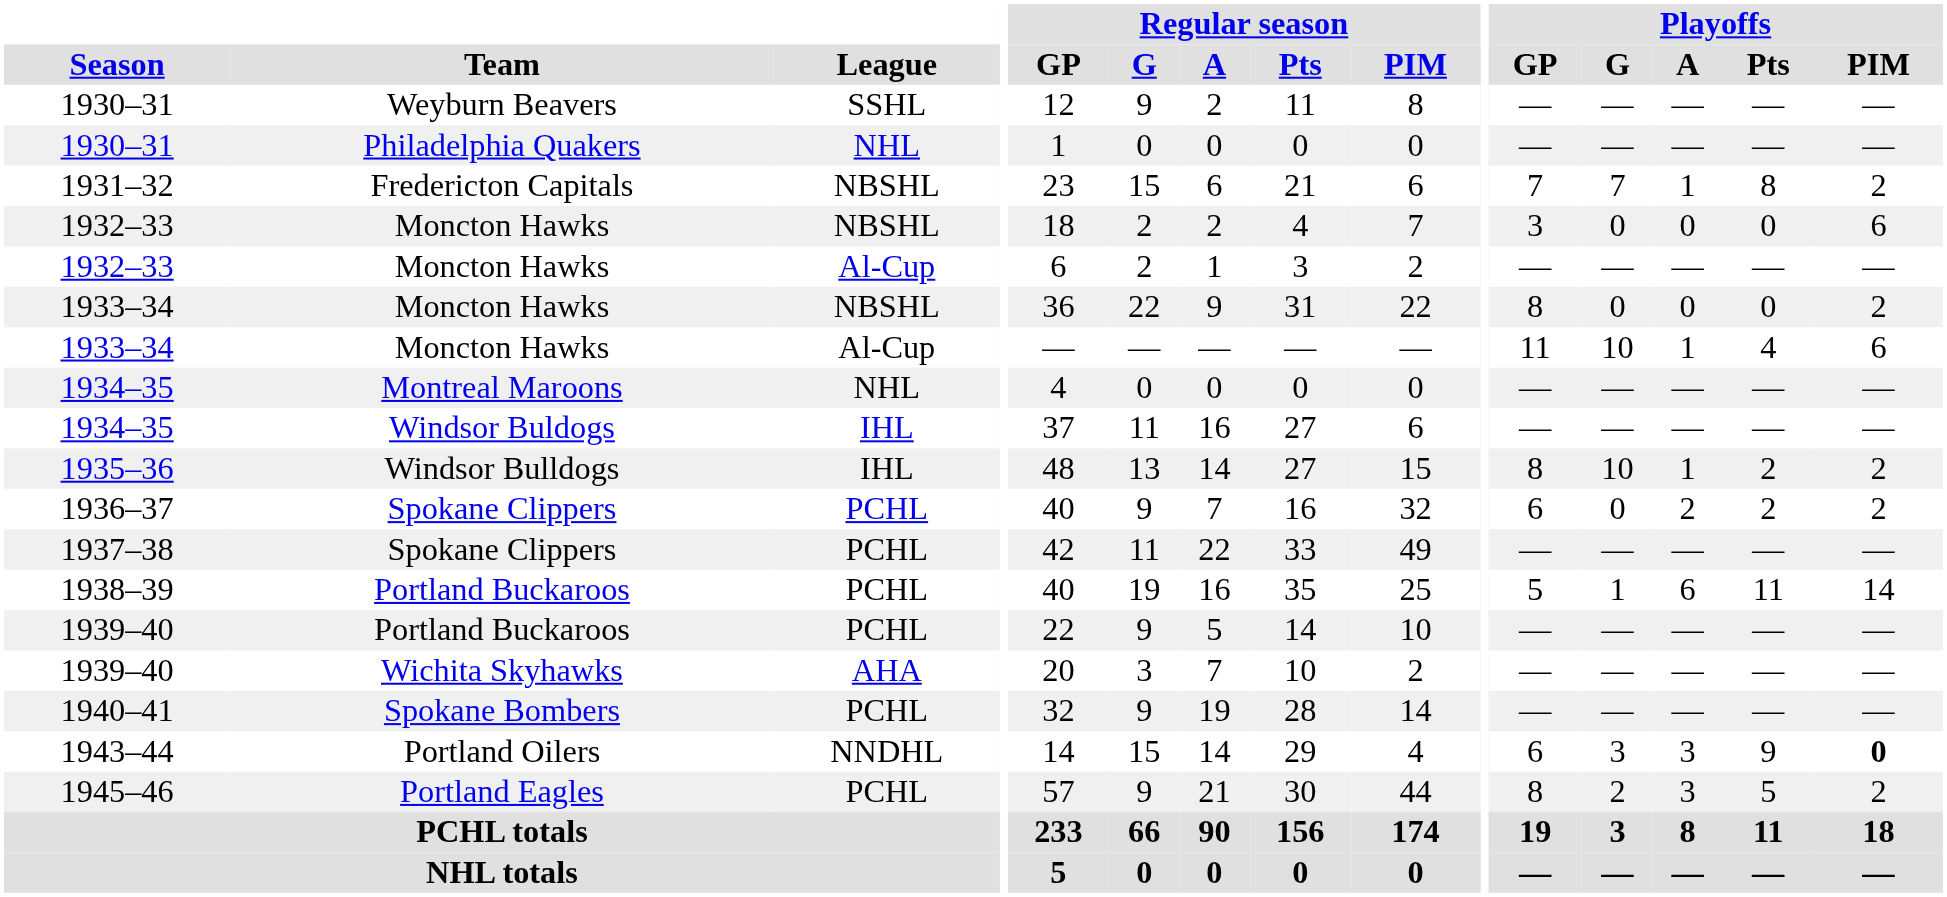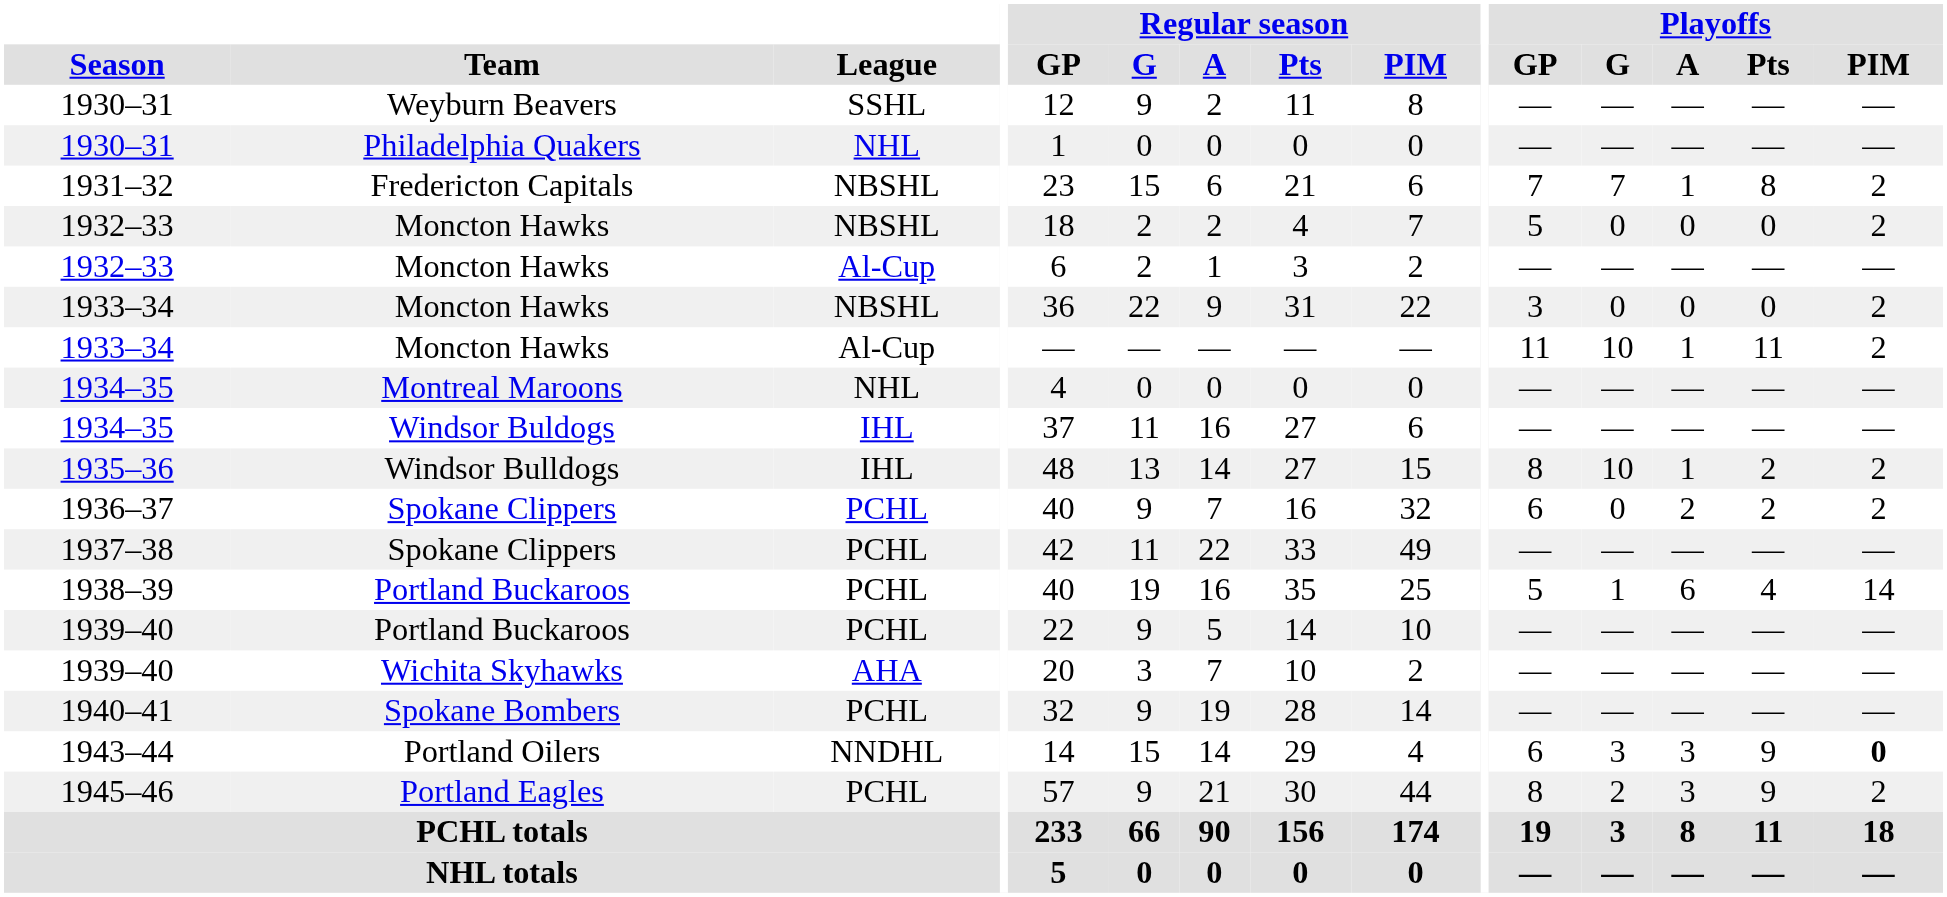(1535, 225) 3 -> (1535, 225) 5
(1878, 225) 6 -> (1878, 225) 2
(1535, 306) 8 -> (1535, 306) 3
(1768, 346) 4 -> (1768, 346) 11
(1878, 346) 6 -> (1878, 346) 2
(1768, 589) 11 -> (1768, 589) 4
(1768, 791) 5 -> (1768, 791) 9
